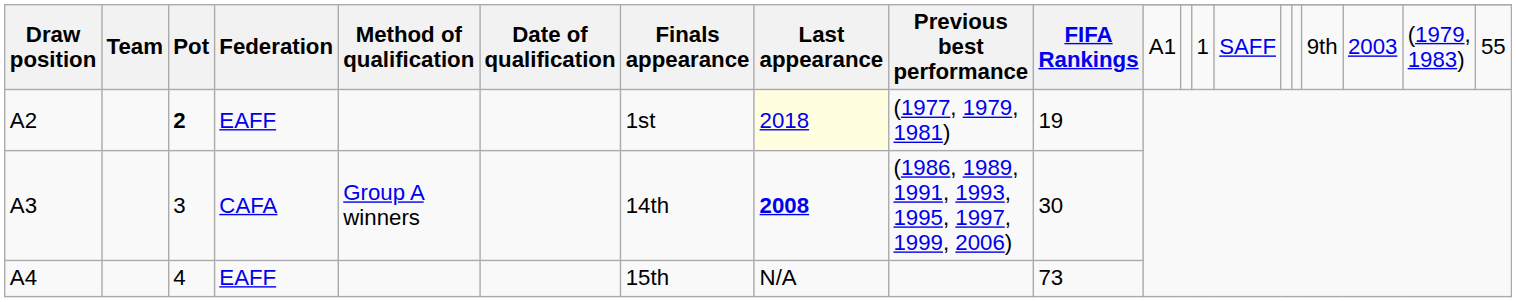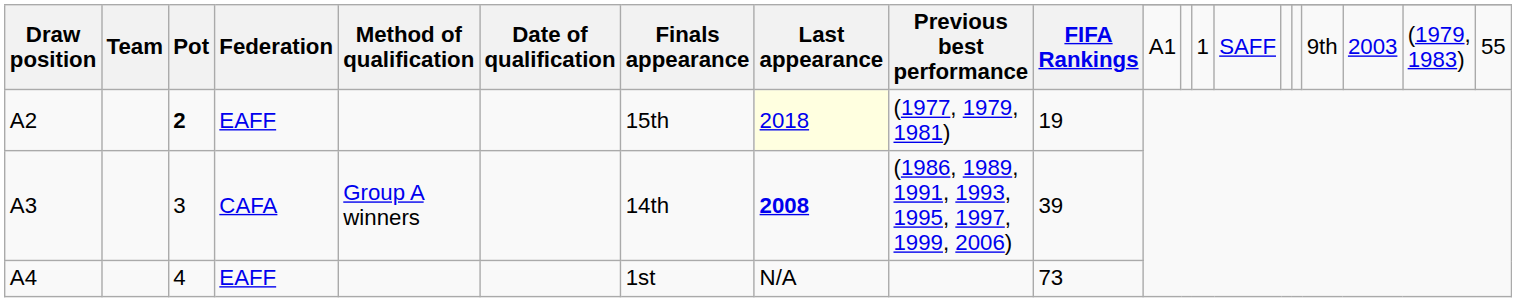(641, 119) 1st -> (647, 119) 15th
(1051, 205) 30 -> (1051, 205) 39
(647, 278) 15th -> (641, 278) 1st
